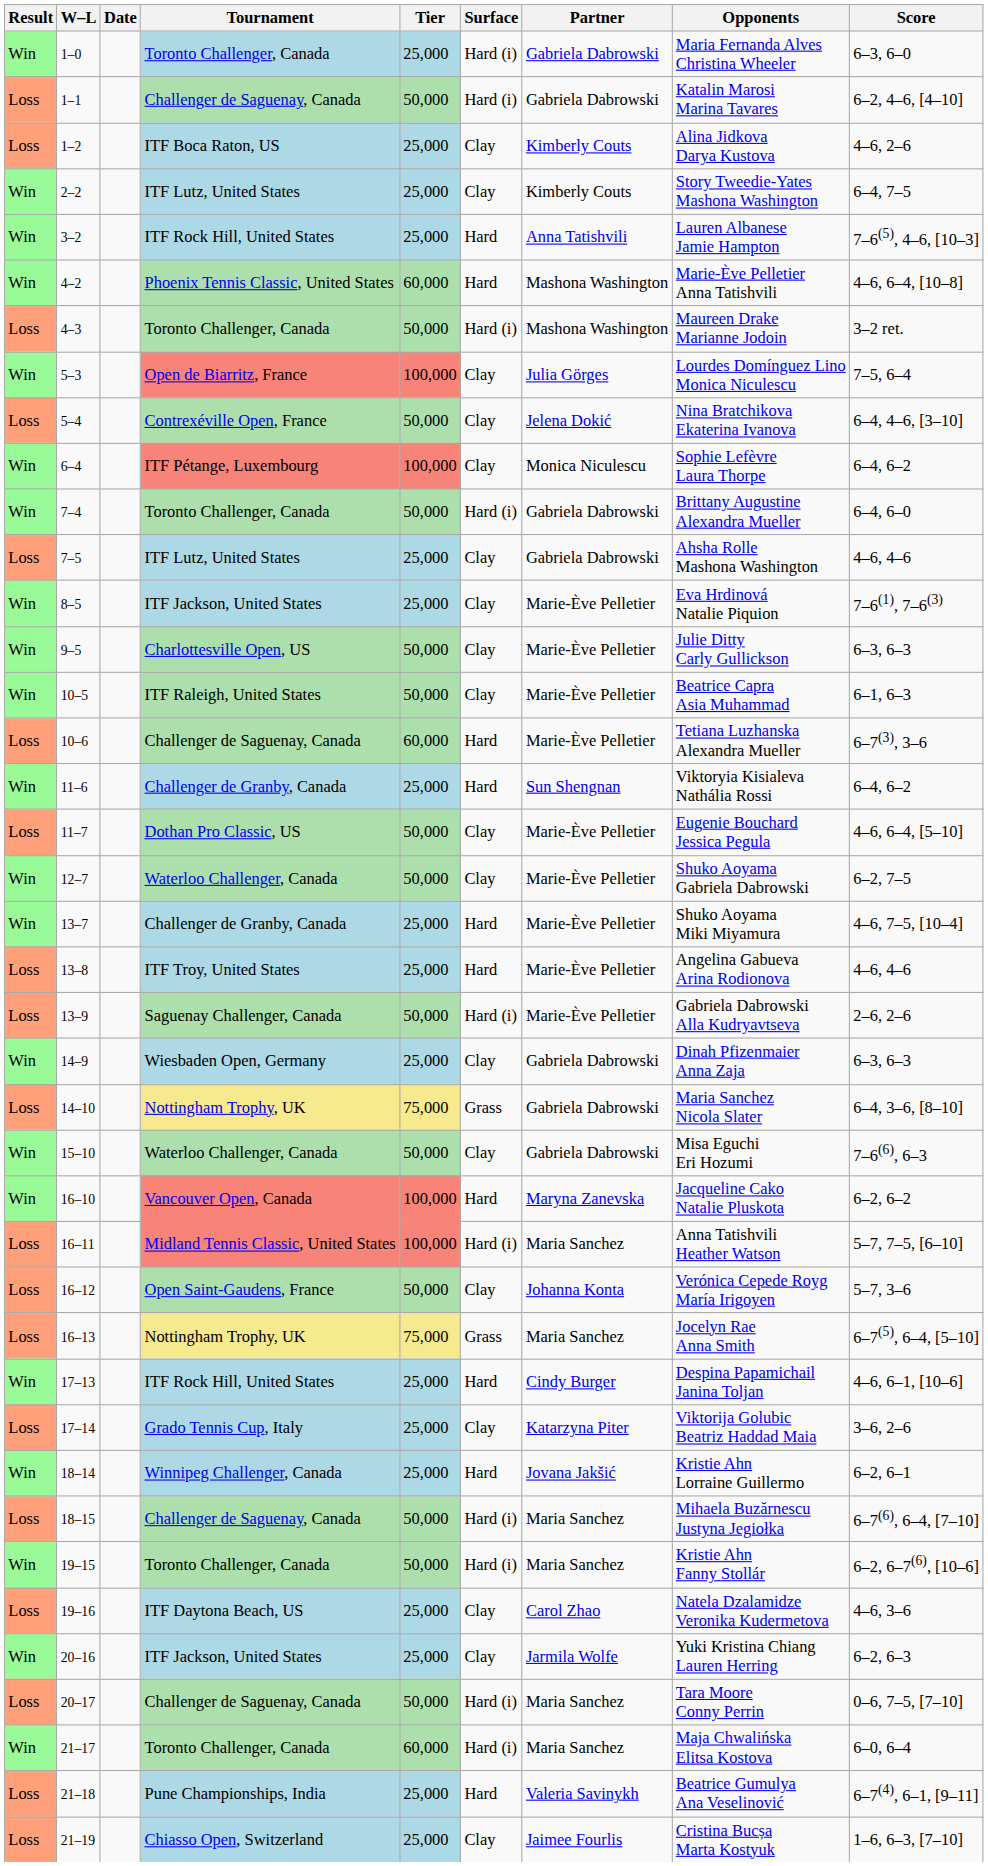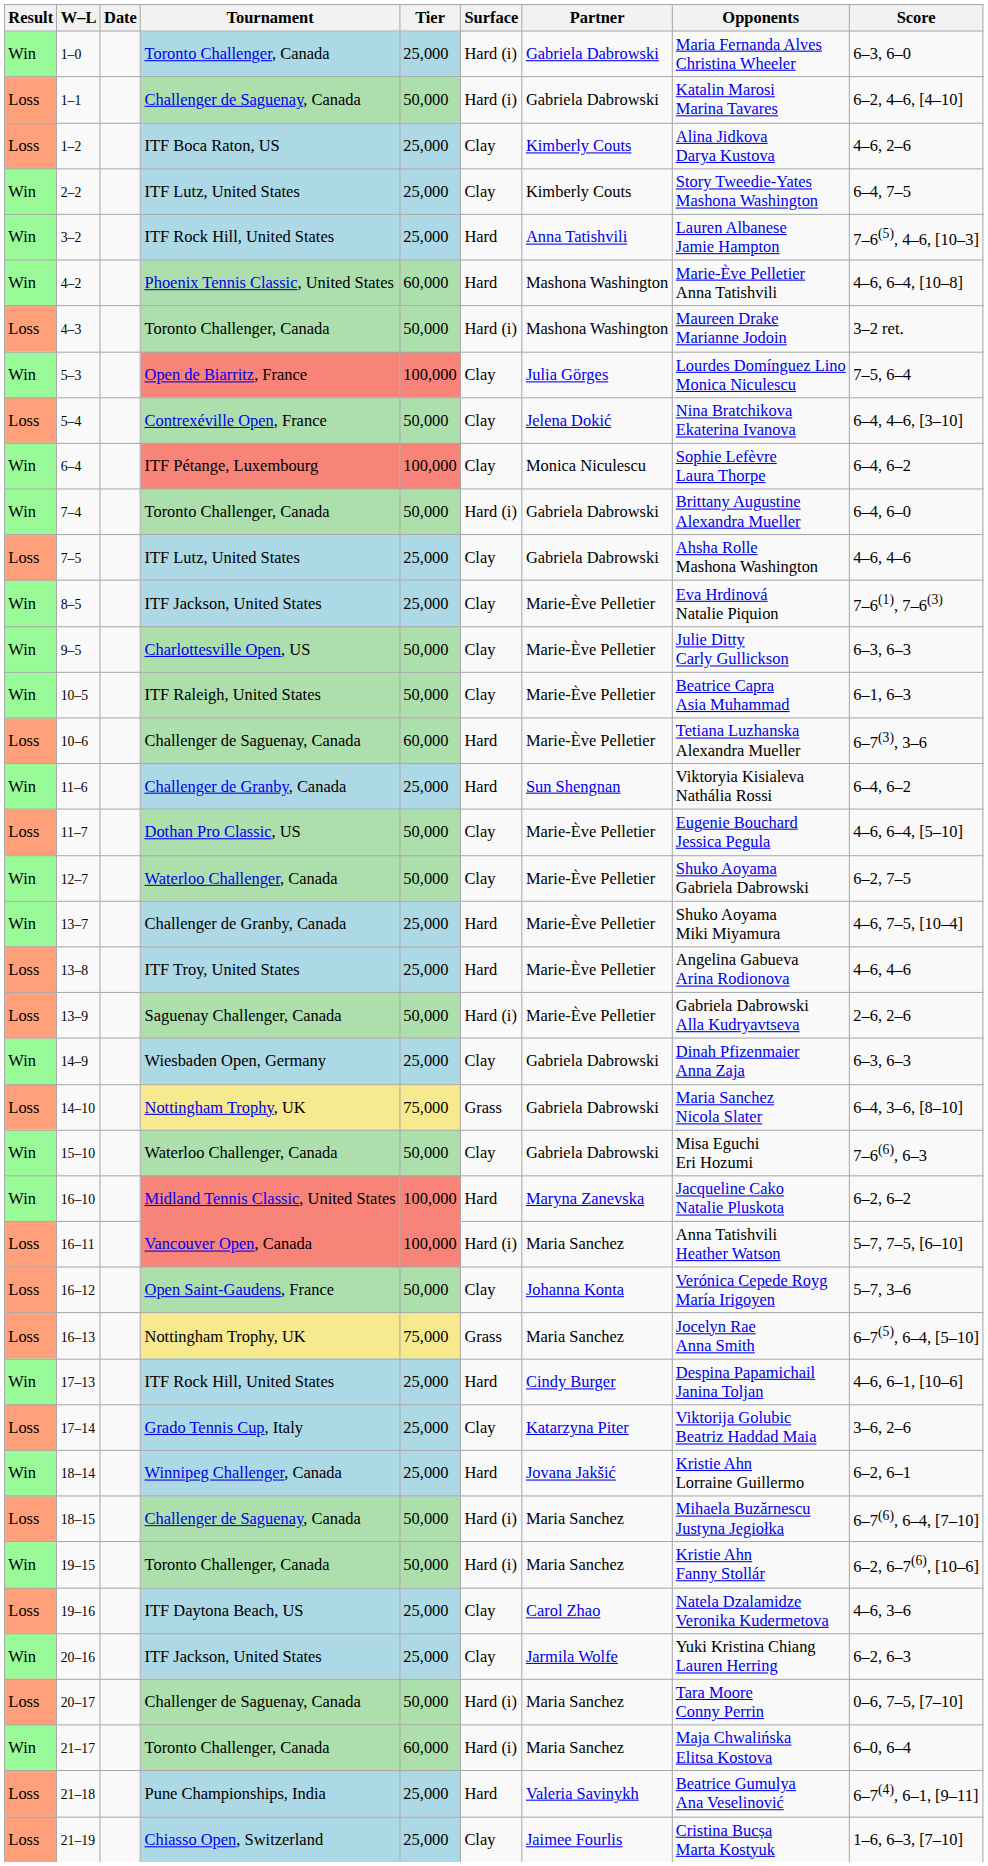(228, 1198) Vancouver Open, Canada -> (270, 1198) Midland Tennis Classic, United States
(270, 1243) Midland Tennis Classic, United States -> (228, 1243) Vancouver Open, Canada
